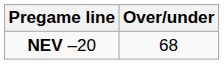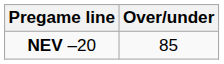(169, 45) 68 -> (169, 45) 85
